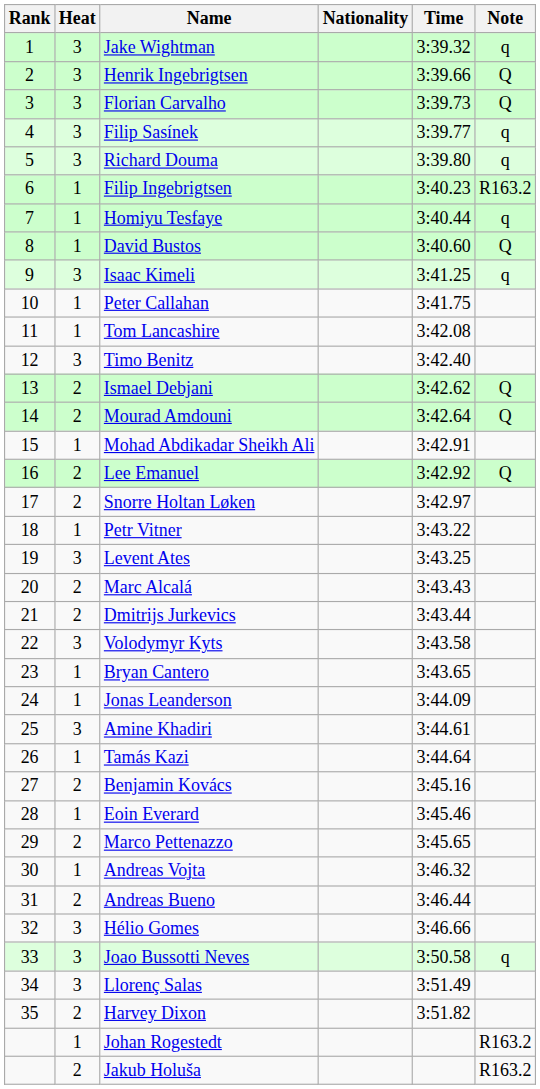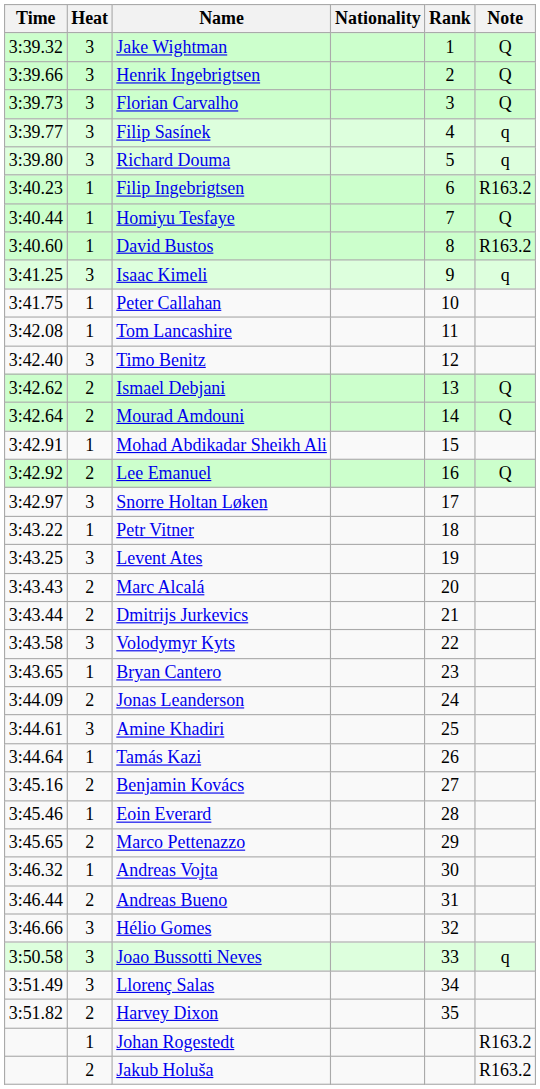columns swapped: (30, 18) <-> (444, 18)
(505, 47) q -> (505, 47) Q
(505, 217) q -> (505, 217) Q
(505, 246) Q -> (505, 246) R163.2
(77, 501) 2 -> (90, 501) 3
(77, 700) 1 -> (90, 700) 2
